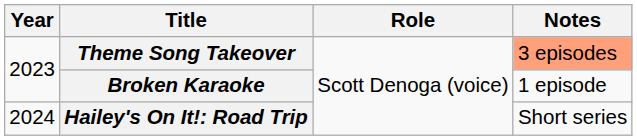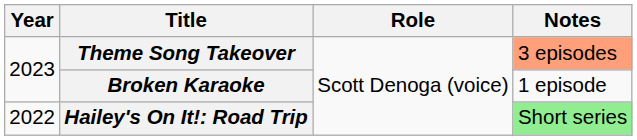(32, 118) 2024 -> (32, 118) 2022
(573, 118) no background -> (573, 118) lightgreen background
